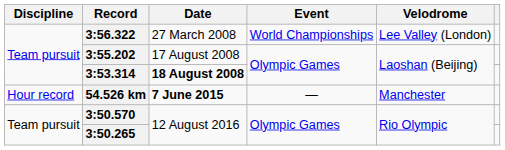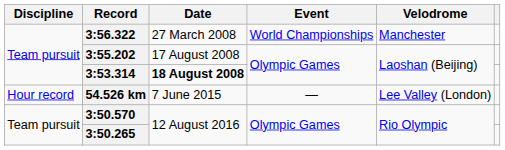(435, 34) Lee Valley (London) -> (412, 34) Manchester
(188, 94) bold -> (187, 94) normal
(412, 94) Manchester -> (435, 94) Lee Valley (London)
